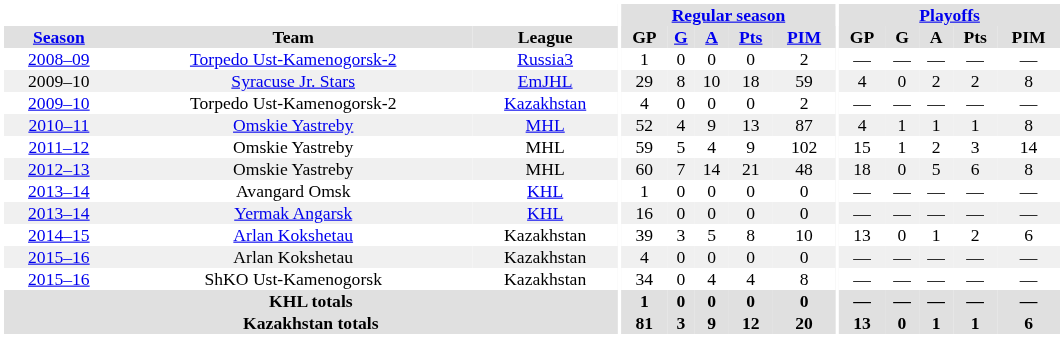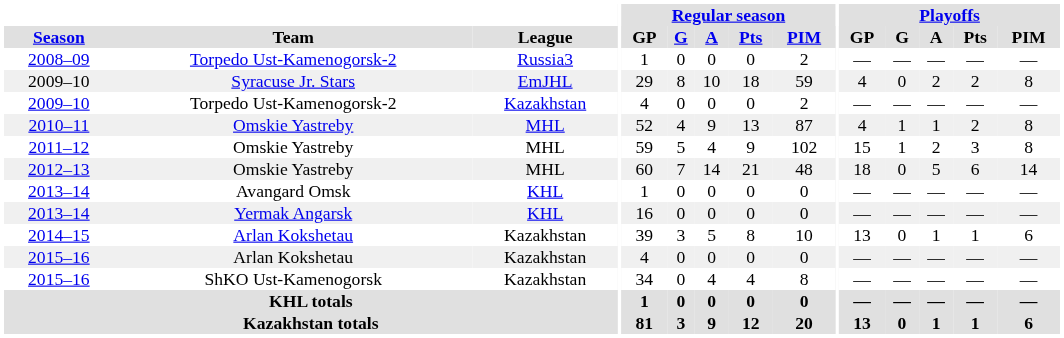(975, 124) 1 -> (975, 124) 2
(1029, 146) 14 -> (1029, 146) 8
(1029, 168) 8 -> (1029, 168) 14
(975, 234) 2 -> (975, 234) 1
